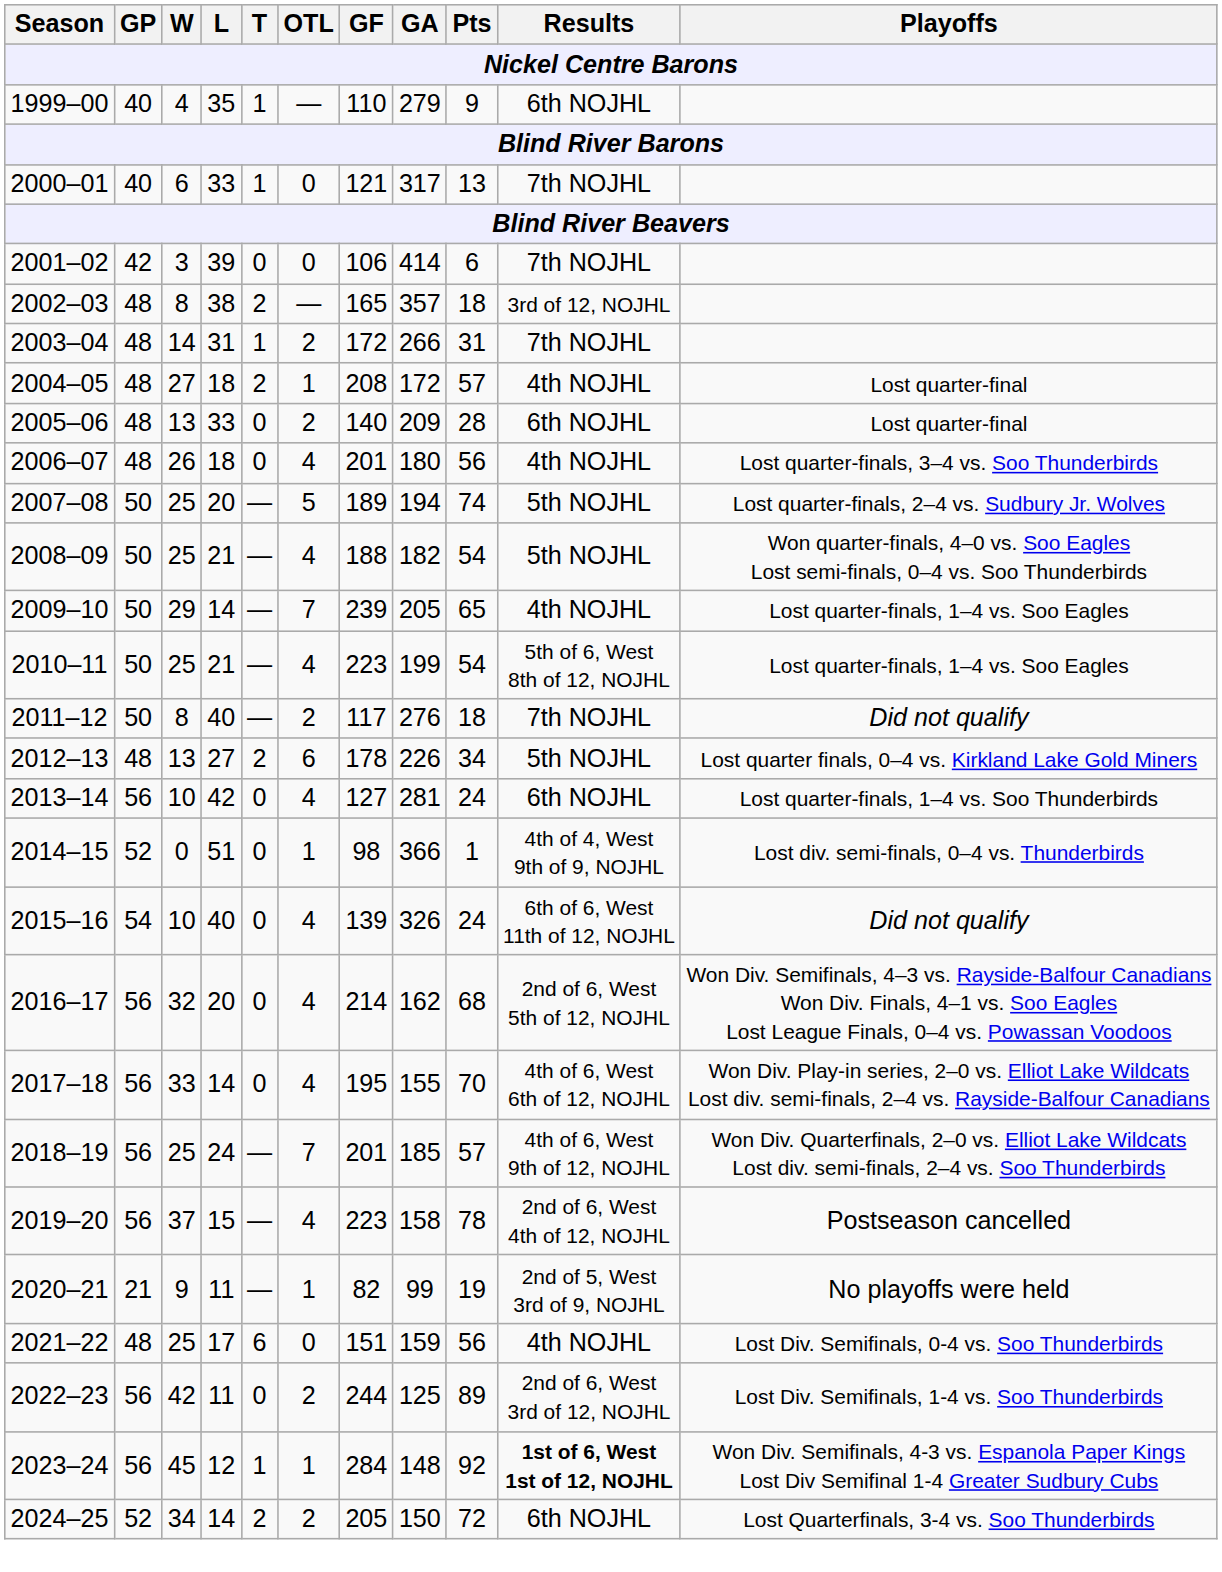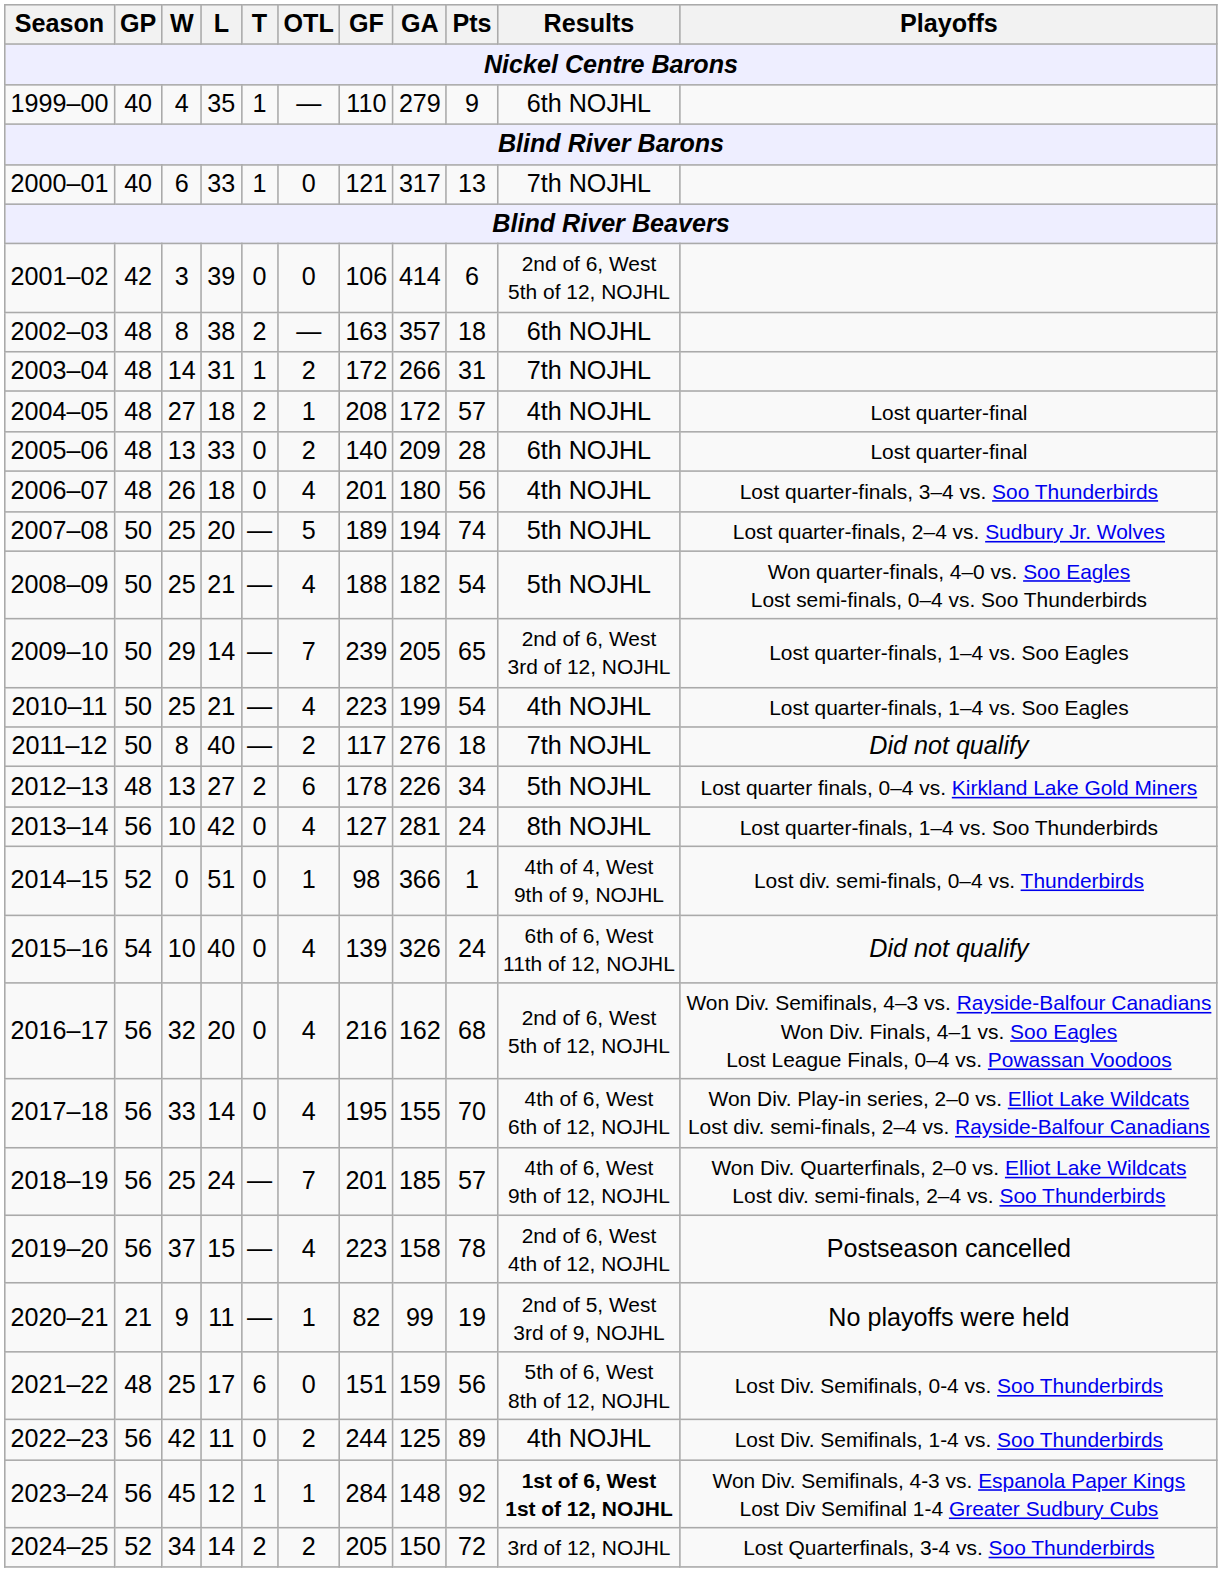(589, 263) 7th NOJHL -> (589, 279) 2nd of 6, West 5th of 12, NOJHL
(366, 303) 165 -> (366, 331) 163
(589, 304) 3rd of 12, NOJHL -> (589, 331) 6th NOJHL
(589, 610) 4th NOJHL -> (589, 654) 2nd of 6, West 3rd of 12, NOJHL
(589, 665) 5th of 6, West 8th of 12, NOJHL -> (589, 706) 4th NOJHL
(589, 798) 6th NOJHL -> (589, 826) 8th NOJHL
(366, 1002) 214 -> (366, 1030) 216
(589, 1342) 4th NOJHL -> (589, 1386) 5th of 6, West 8th of 12, NOJHL
(589, 1398) 2nd of 6, West 3rd of 12, NOJHL -> (589, 1439) 4th NOJHL
(589, 1518) 6th NOJHL -> (589, 1548) 3rd of 12, NOJHL
